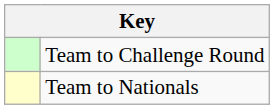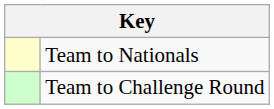rows swapped: (122, 87) <-> (155, 54)
